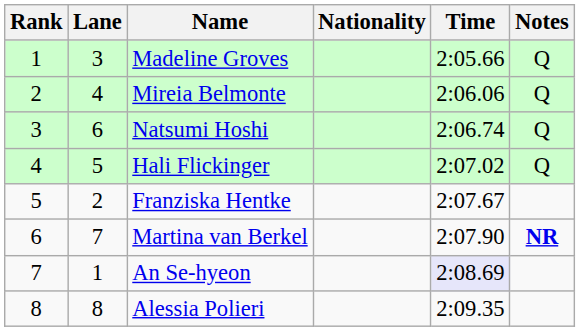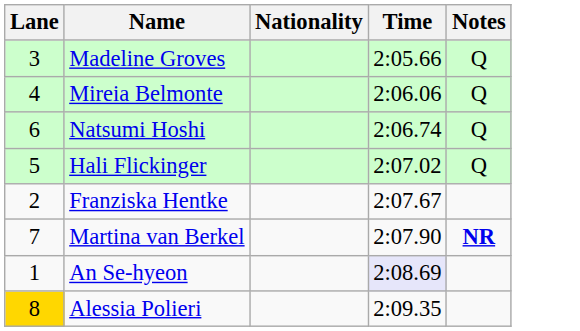- column: (36, 22)
(97, 308) no background -> (34, 308) gold background
